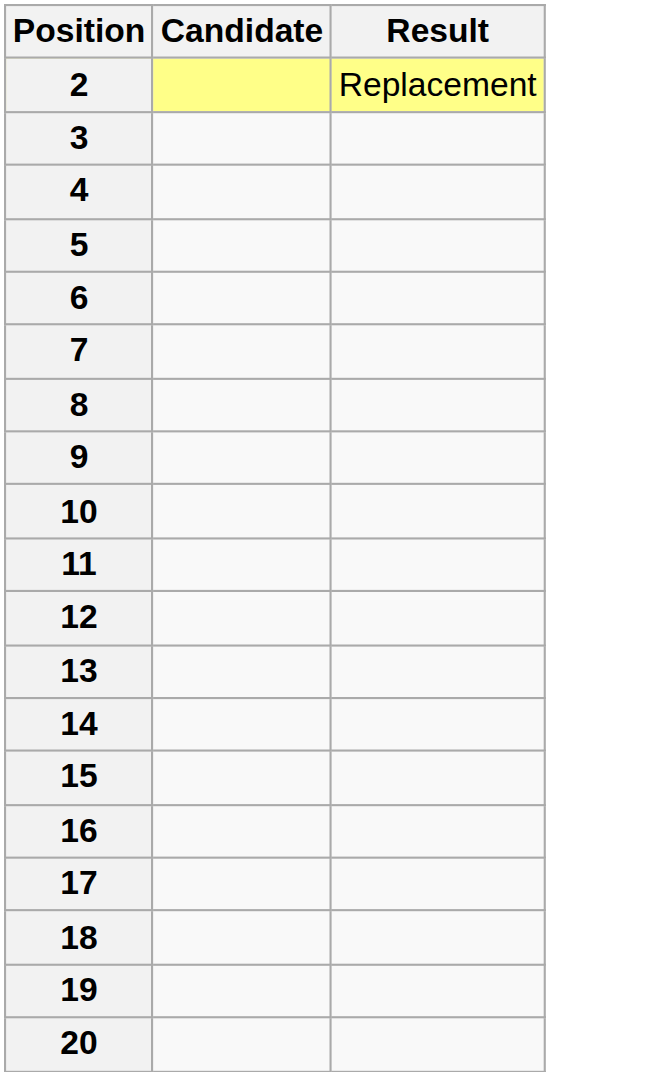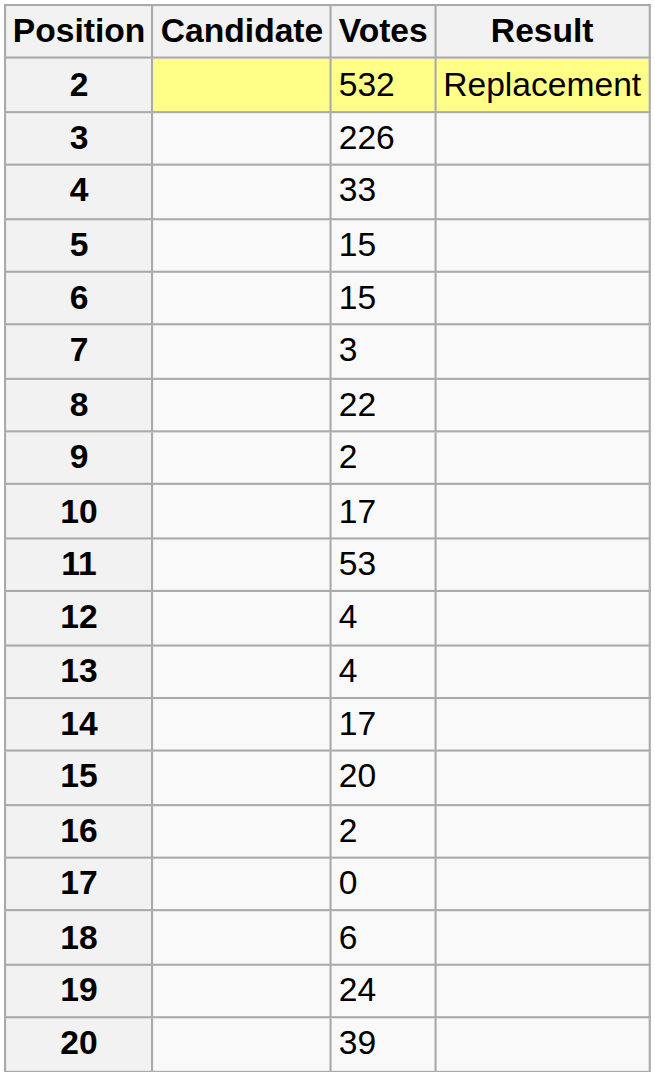+ column: (383, 31)
